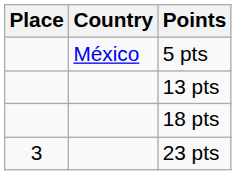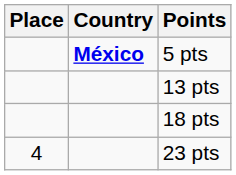(106, 53) normal -> (109, 53) bold
(37, 152) 3 -> (37, 152) 4
